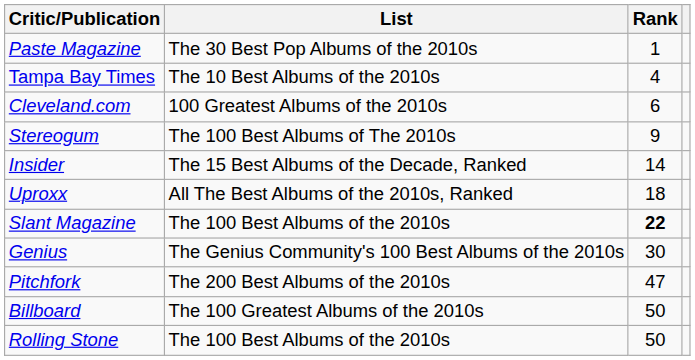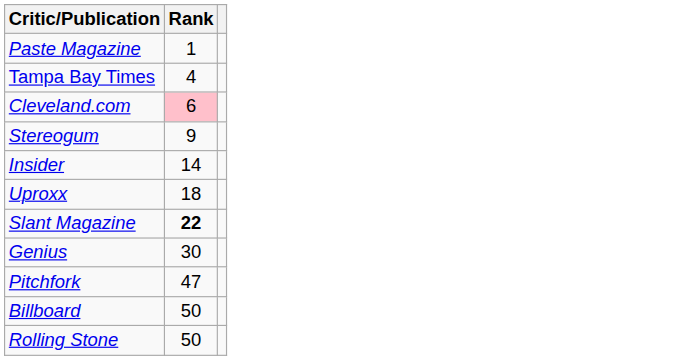- column: (396, 19)
(655, 106) no background -> (191, 106) pink background
